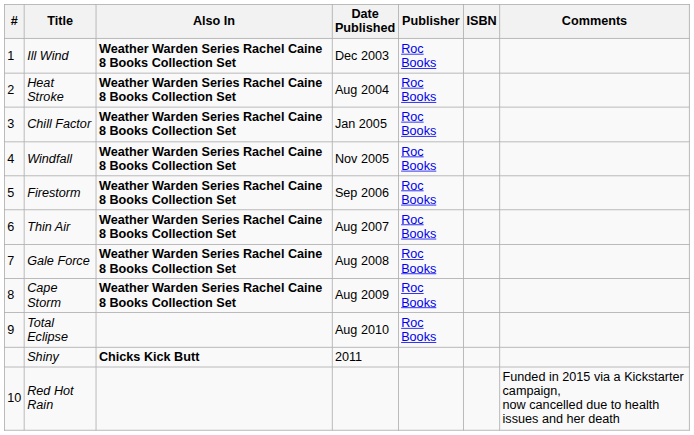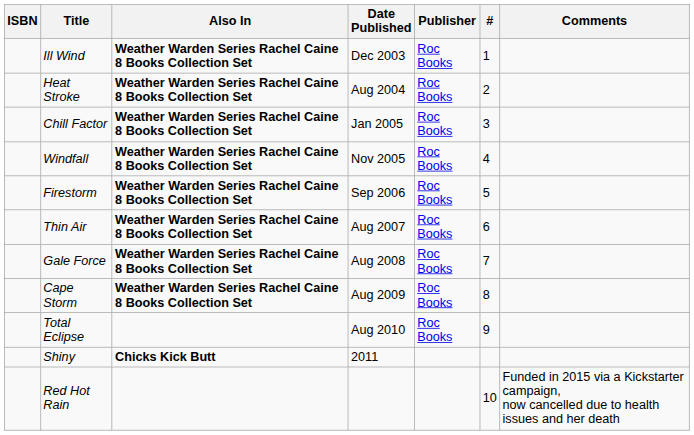columns swapped: (14, 21) <-> (482, 21)
